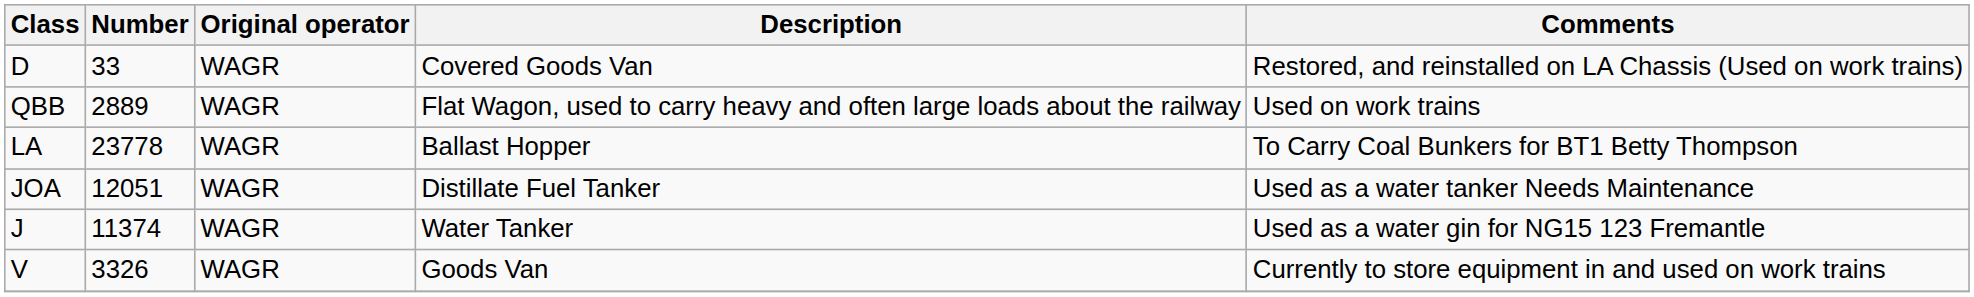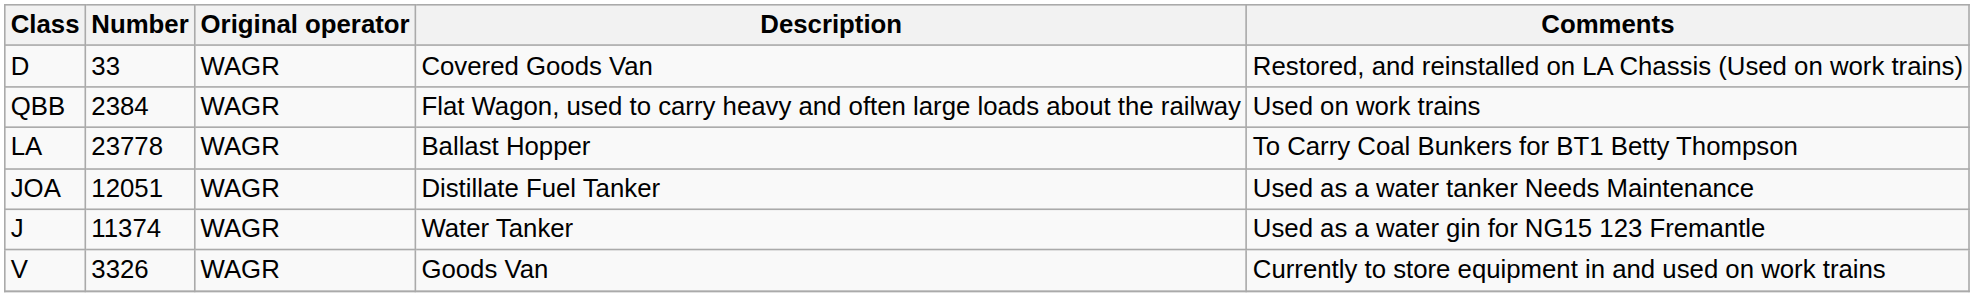(120, 106) 2889 -> (120, 106) 2384
